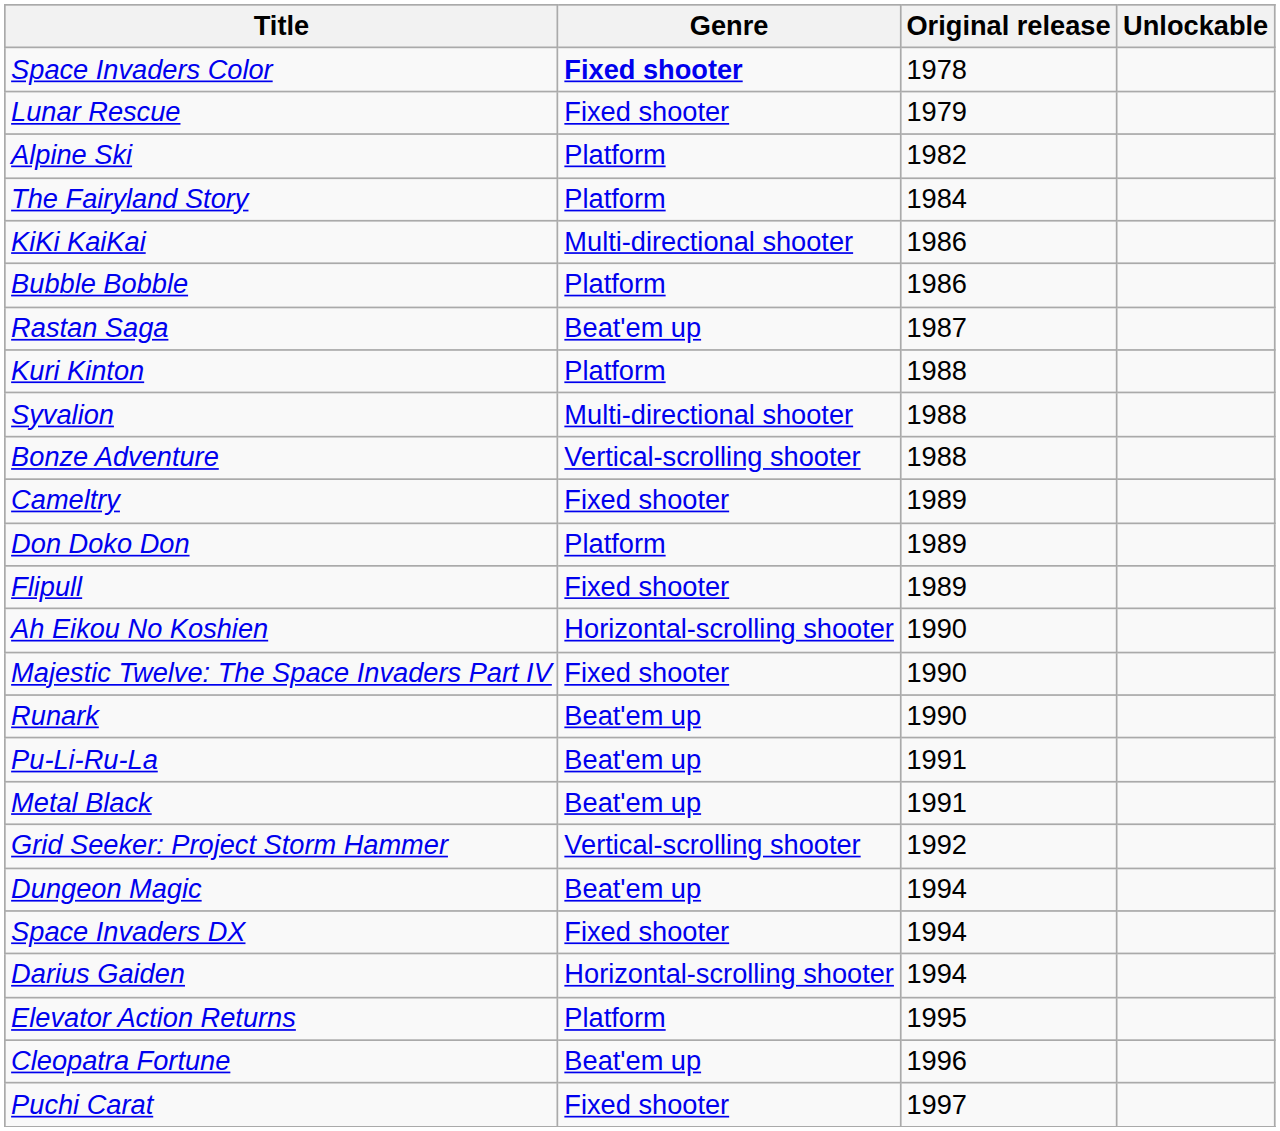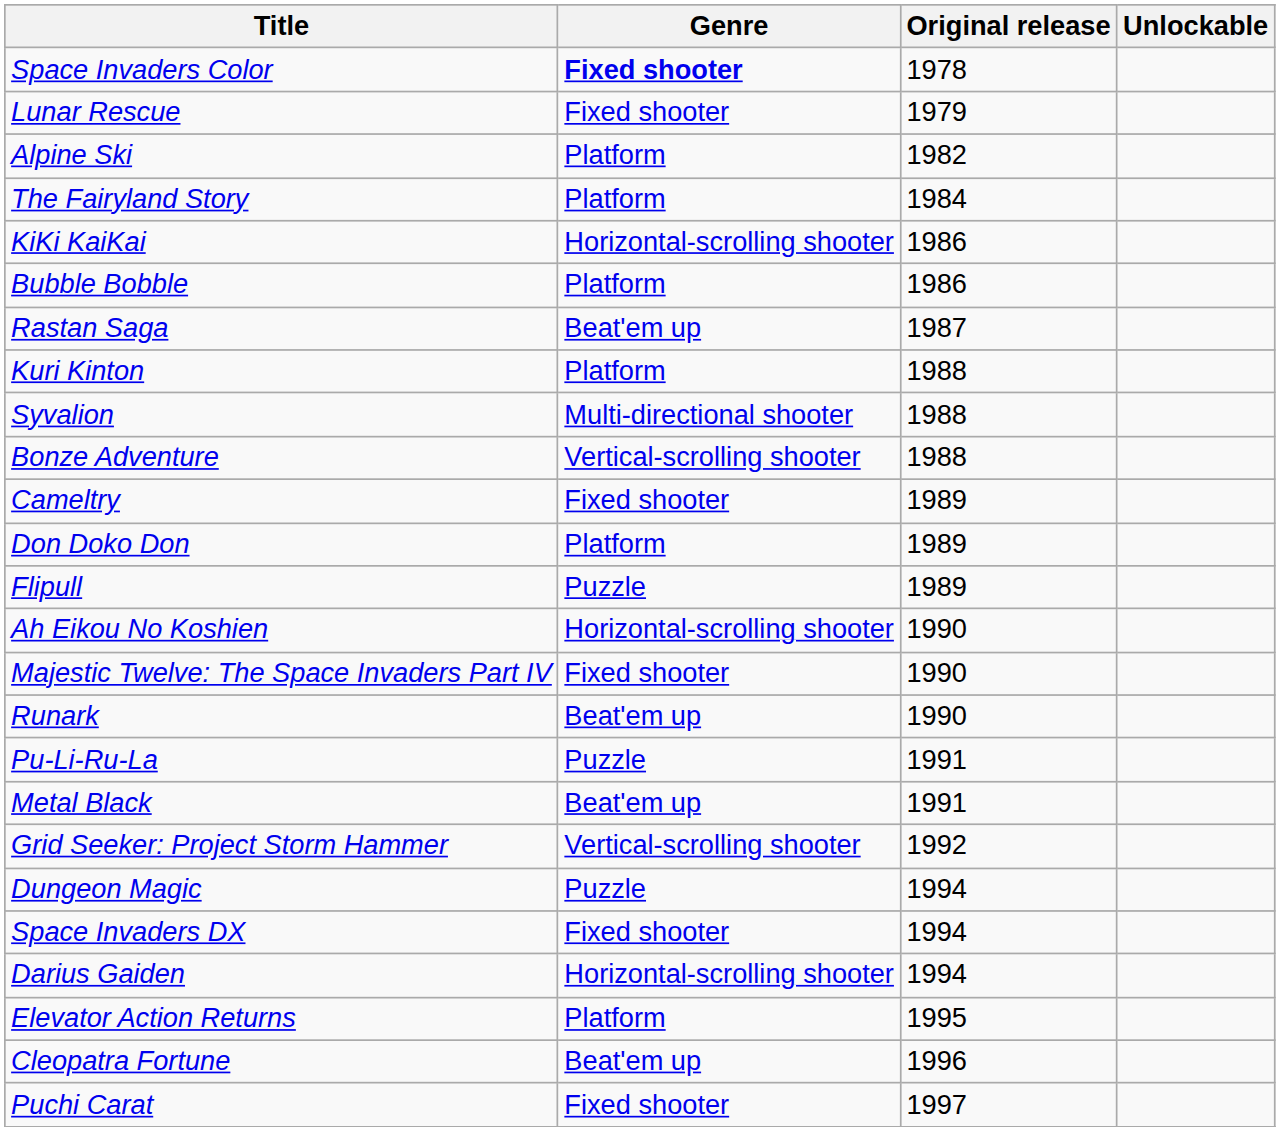(709, 241) Multi-directional shooter -> (729, 241) Horizontal-scrolling shooter
(647, 586) Fixed shooter -> (605, 586) Puzzle
(633, 759) Beat'em up -> (605, 759) Puzzle
(633, 888) Beat'em up -> (605, 888) Puzzle
